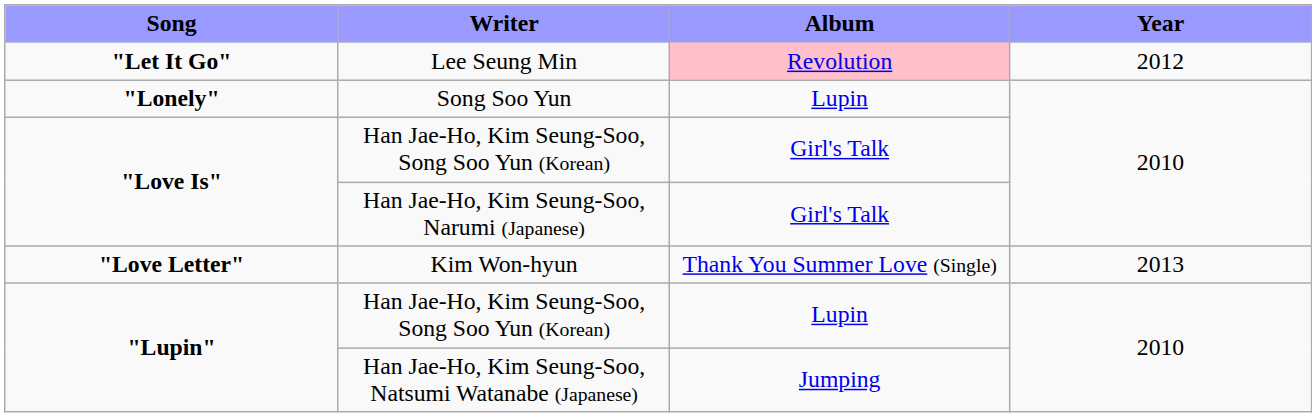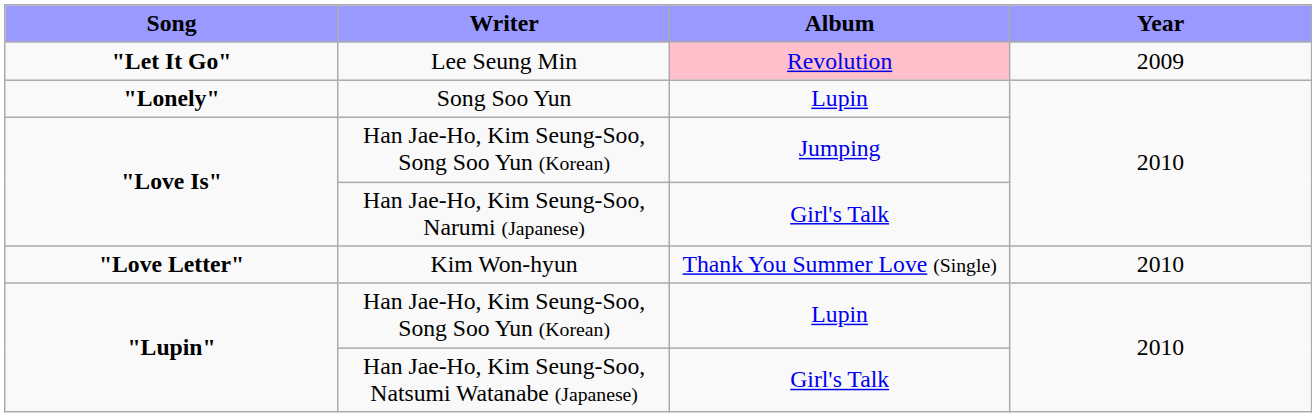(1161, 60) 2012 -> (1161, 60) 2009
(840, 149) Girl's Talk -> (840, 149) Jumping
(1161, 264) 2013 -> (1161, 264) 2010
(840, 379) Jumping -> (840, 379) Girl's Talk
